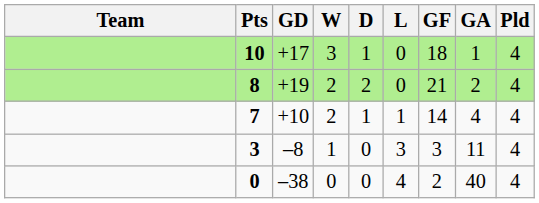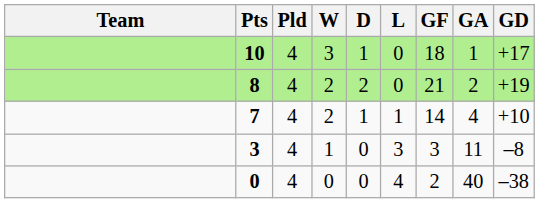columns swapped: (515, 20) <-> (293, 20)
